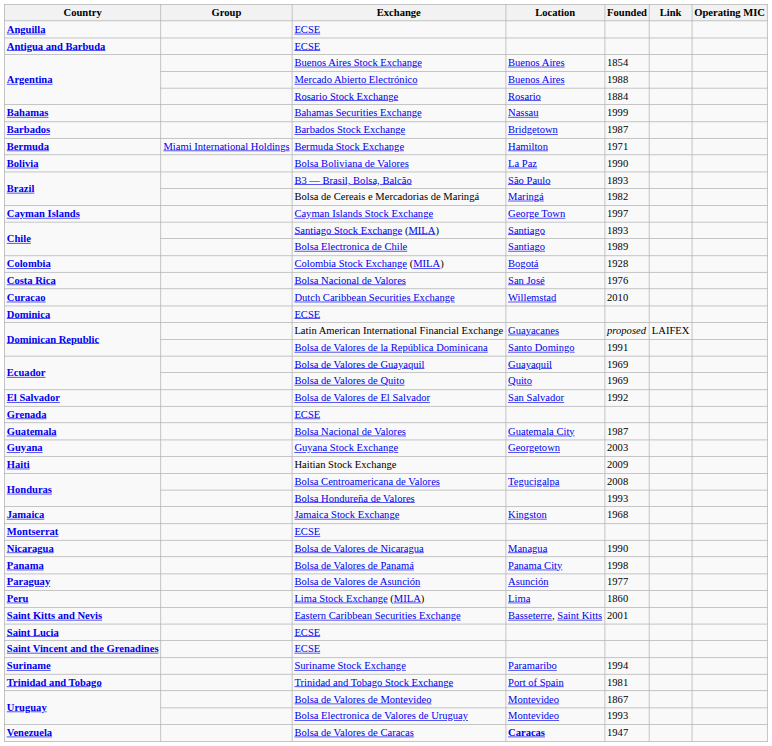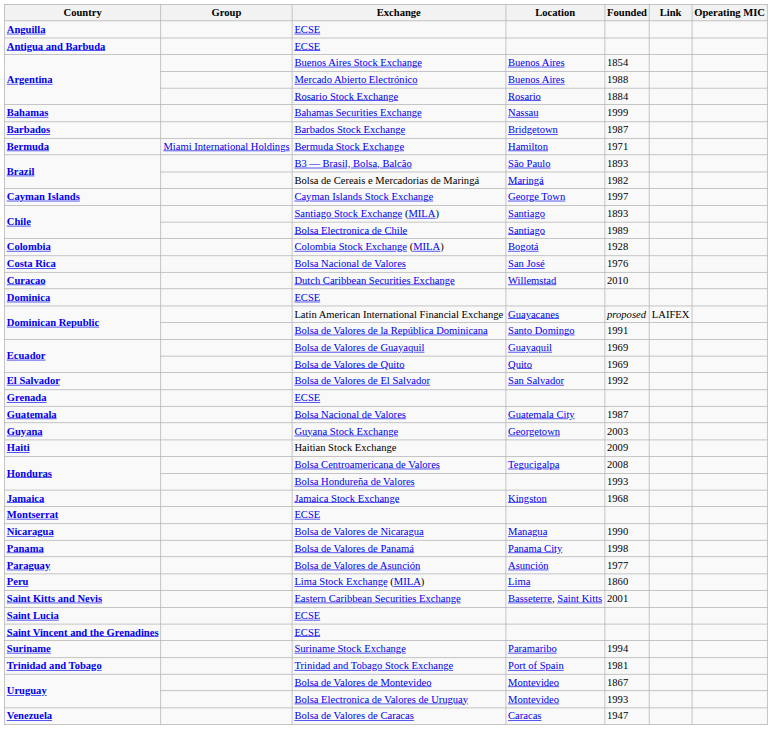- row: (23, 163)
(527, 733) bold -> (525, 716) normal
